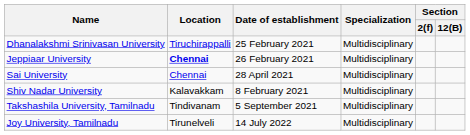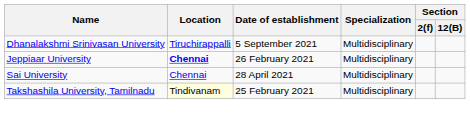(275, 43) 25 February 2021 -> (276, 43) 5 September 2021
- row: (54, 91)
(195, 106) no background -> (195, 91) lightyellow background
(276, 106) 5 September 2021 -> (275, 91) 25 February 2021
- row: (62, 122)
